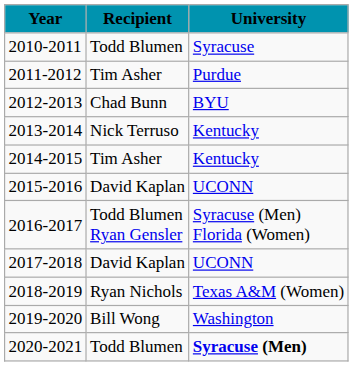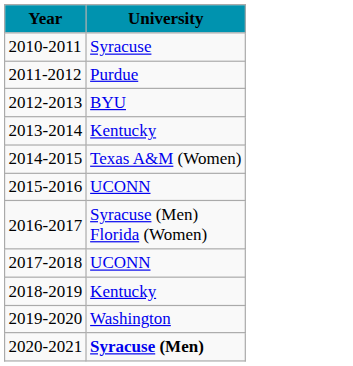- column: (138, 18)
(226, 159) Kentucky -> (166, 159) Texas A&M (Women)
(268, 291) Texas A&M (Women) -> (123, 291) Kentucky
